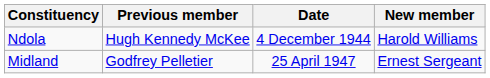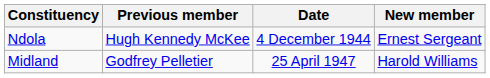(427, 38) Harold Williams -> (429, 38) Ernest Sergeant
(429, 61) Ernest Sergeant -> (427, 61) Harold Williams
